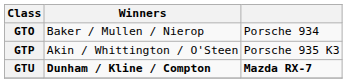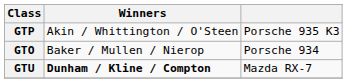rows swapped: (24, 51) <-> (24, 32)
(278, 69) bold -> (278, 69) normal
